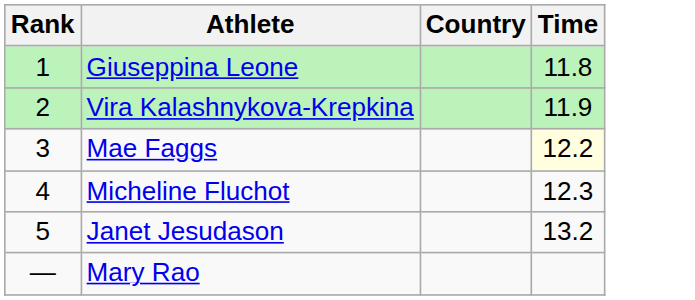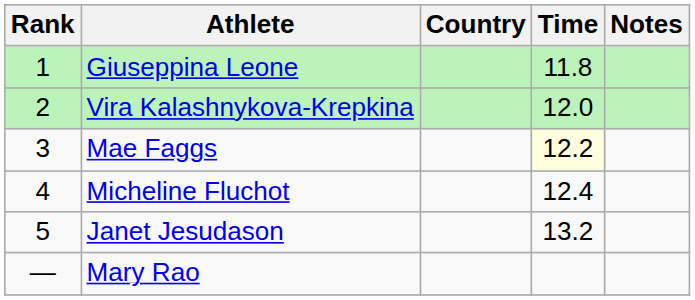+ column: (646, 25)
(568, 107) 11.9 -> (568, 107) 12.0
(568, 190) 12.3 -> (568, 190) 12.4
